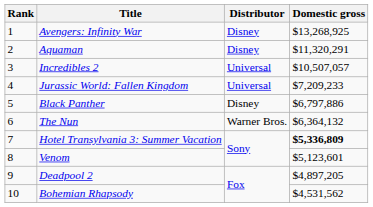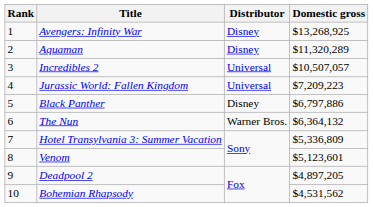(321, 49) $11,320,291 -> (321, 49) $11,320,289
(318, 85) $7,209,233 -> (318, 85) $7,209,223
(318, 139) bold -> (318, 139) normal
